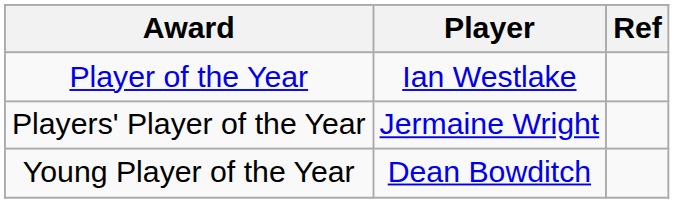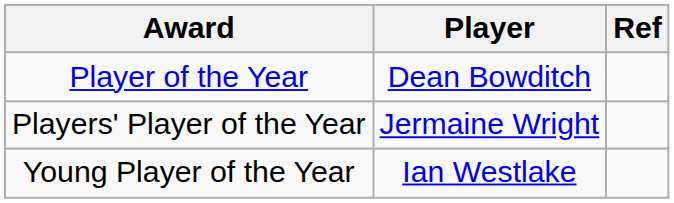(489, 76) Ian Westlake -> (489, 76) Dean Bowditch
(489, 172) Dean Bowditch -> (489, 172) Ian Westlake
